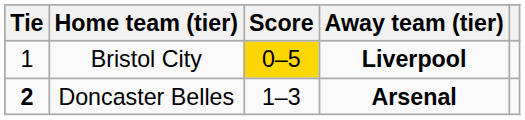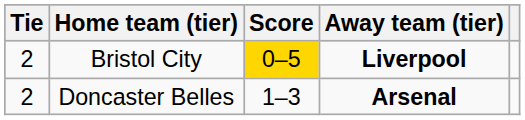(27, 59) 1 -> (27, 59) 2
(27, 96) bold -> (27, 96) normal
